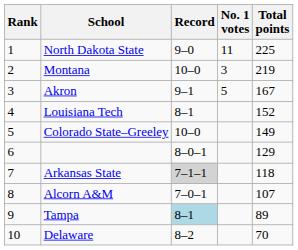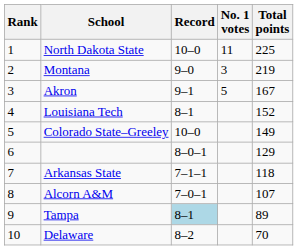(184, 49) 9–0 -> (187, 49) 10–0
(187, 70) 10–0 -> (184, 70) 9–0
(191, 173) lightgrey background -> (191, 173) no background
